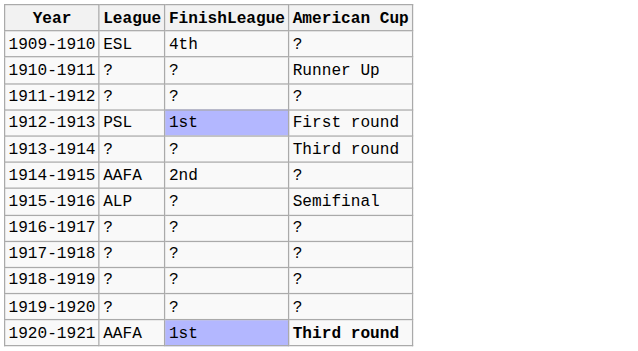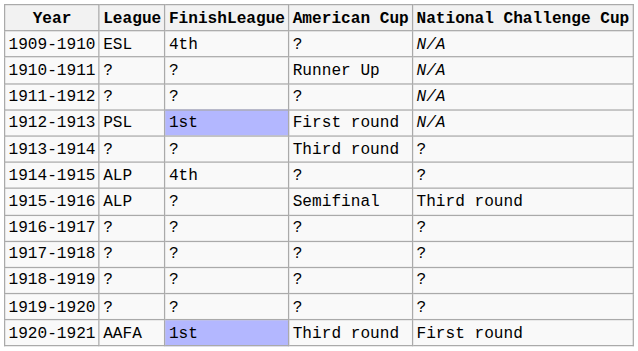+ column: (523, 18)
(123, 175) AAFA -> (118, 175) ALP
(183, 175) 2nd -> (183, 175) 4th
(346, 333) bold -> (346, 333) normal
